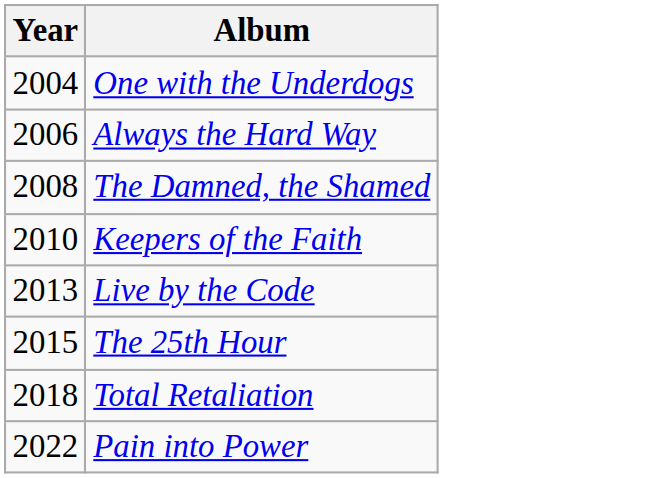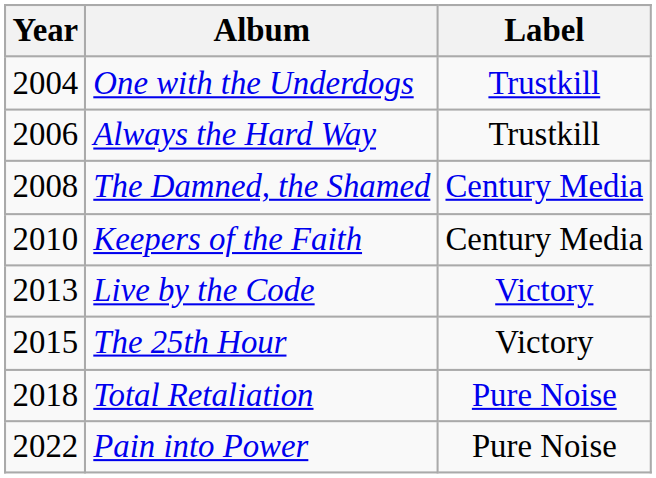+ column: (544, 30)
